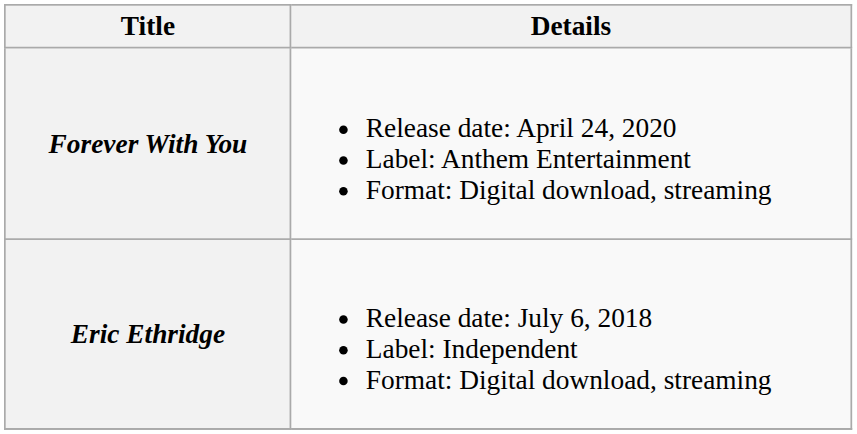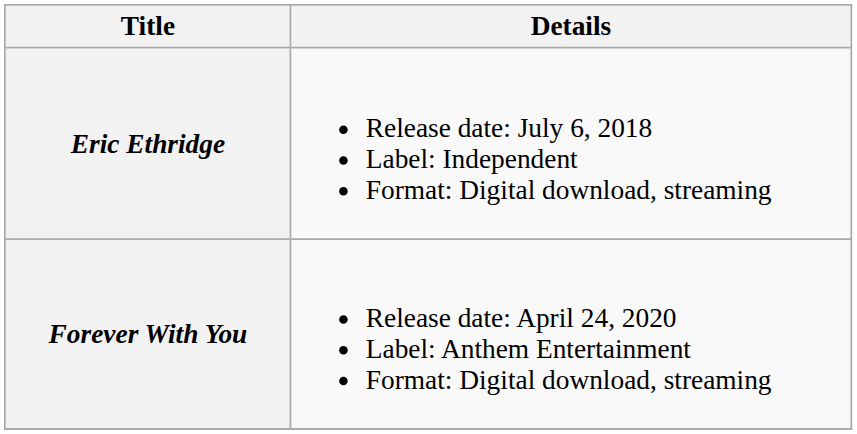rows swapped: (148, 333) <-> (148, 143)
